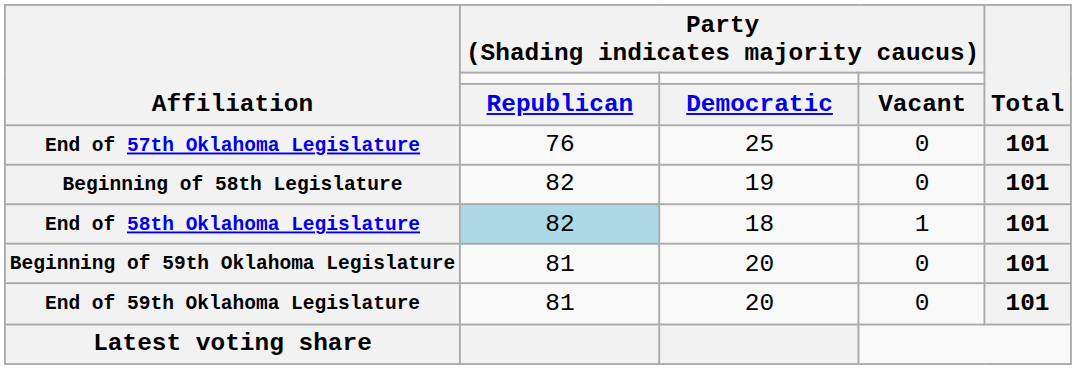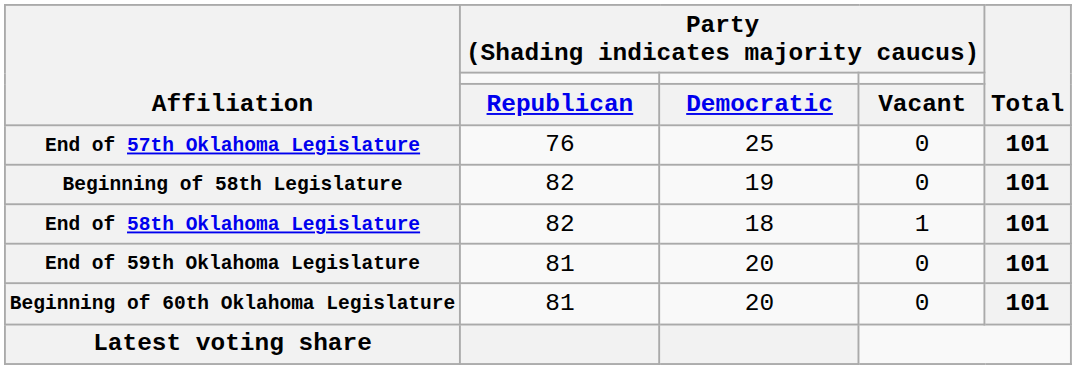(560, 224) lightblue background -> (560, 224) no background
- row: (233, 264)
+ row: (233, 304)
